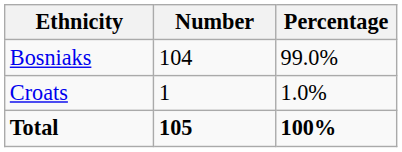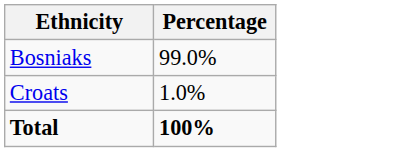- column: (215, 22)
